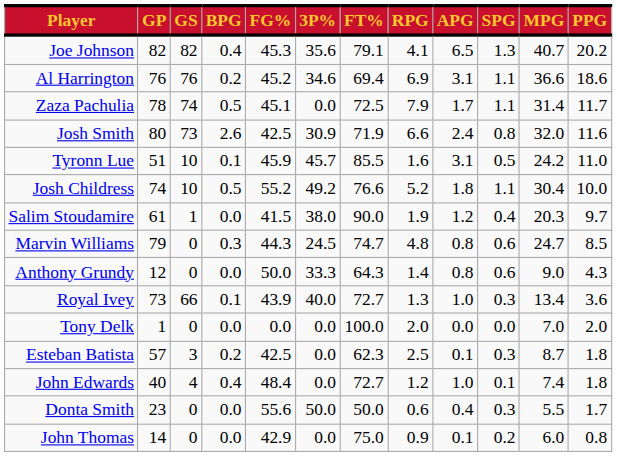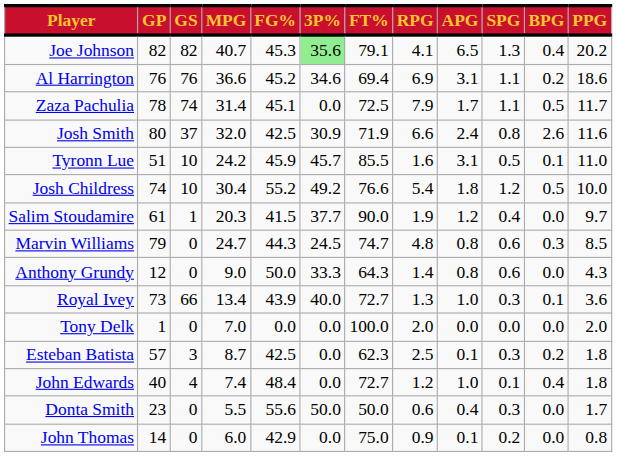columns swapped: (544, 20) <-> (224, 20)
(321, 50) no background -> (326, 50) lightgreen background
(189, 133) 73 -> (189, 133) 37
(418, 188) 5.2 -> (423, 188) 5.4
(505, 188) 1.1 -> (509, 188) 1.2
(321, 216) 38.0 -> (326, 216) 37.7
